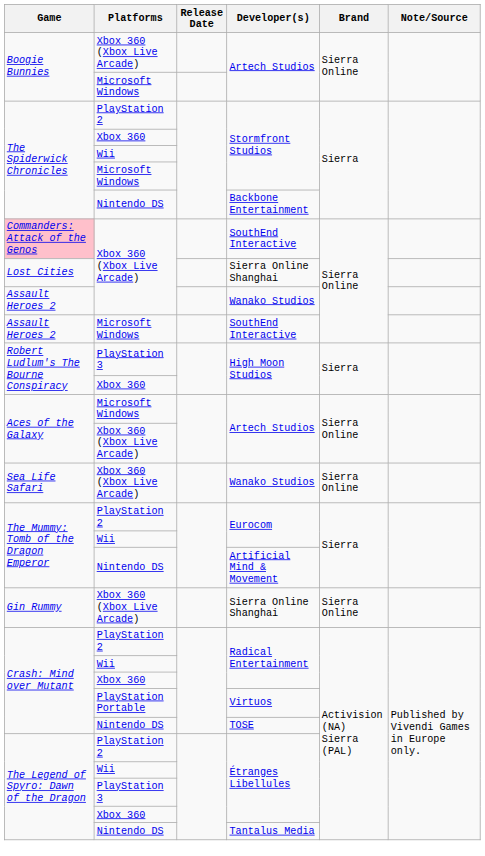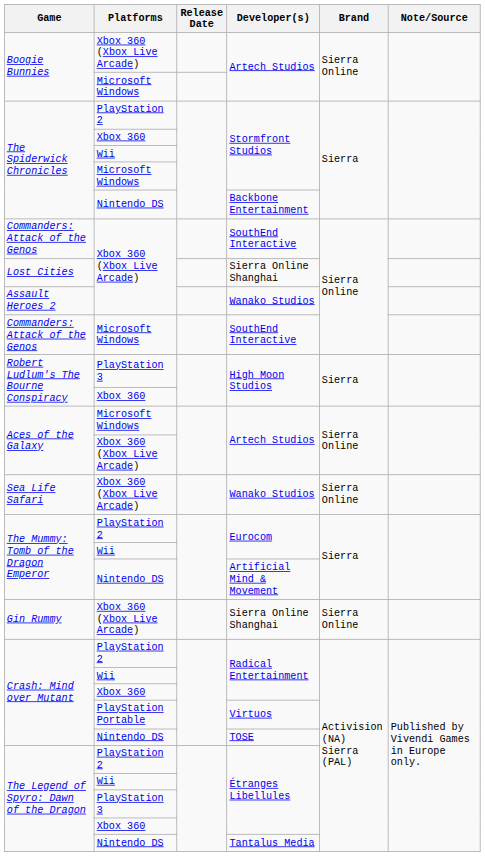(46, 238) pink background -> (46, 238) no background
(31, 329) Assault Heroes 2 -> (46, 335) Commanders: Attack of the Genos
